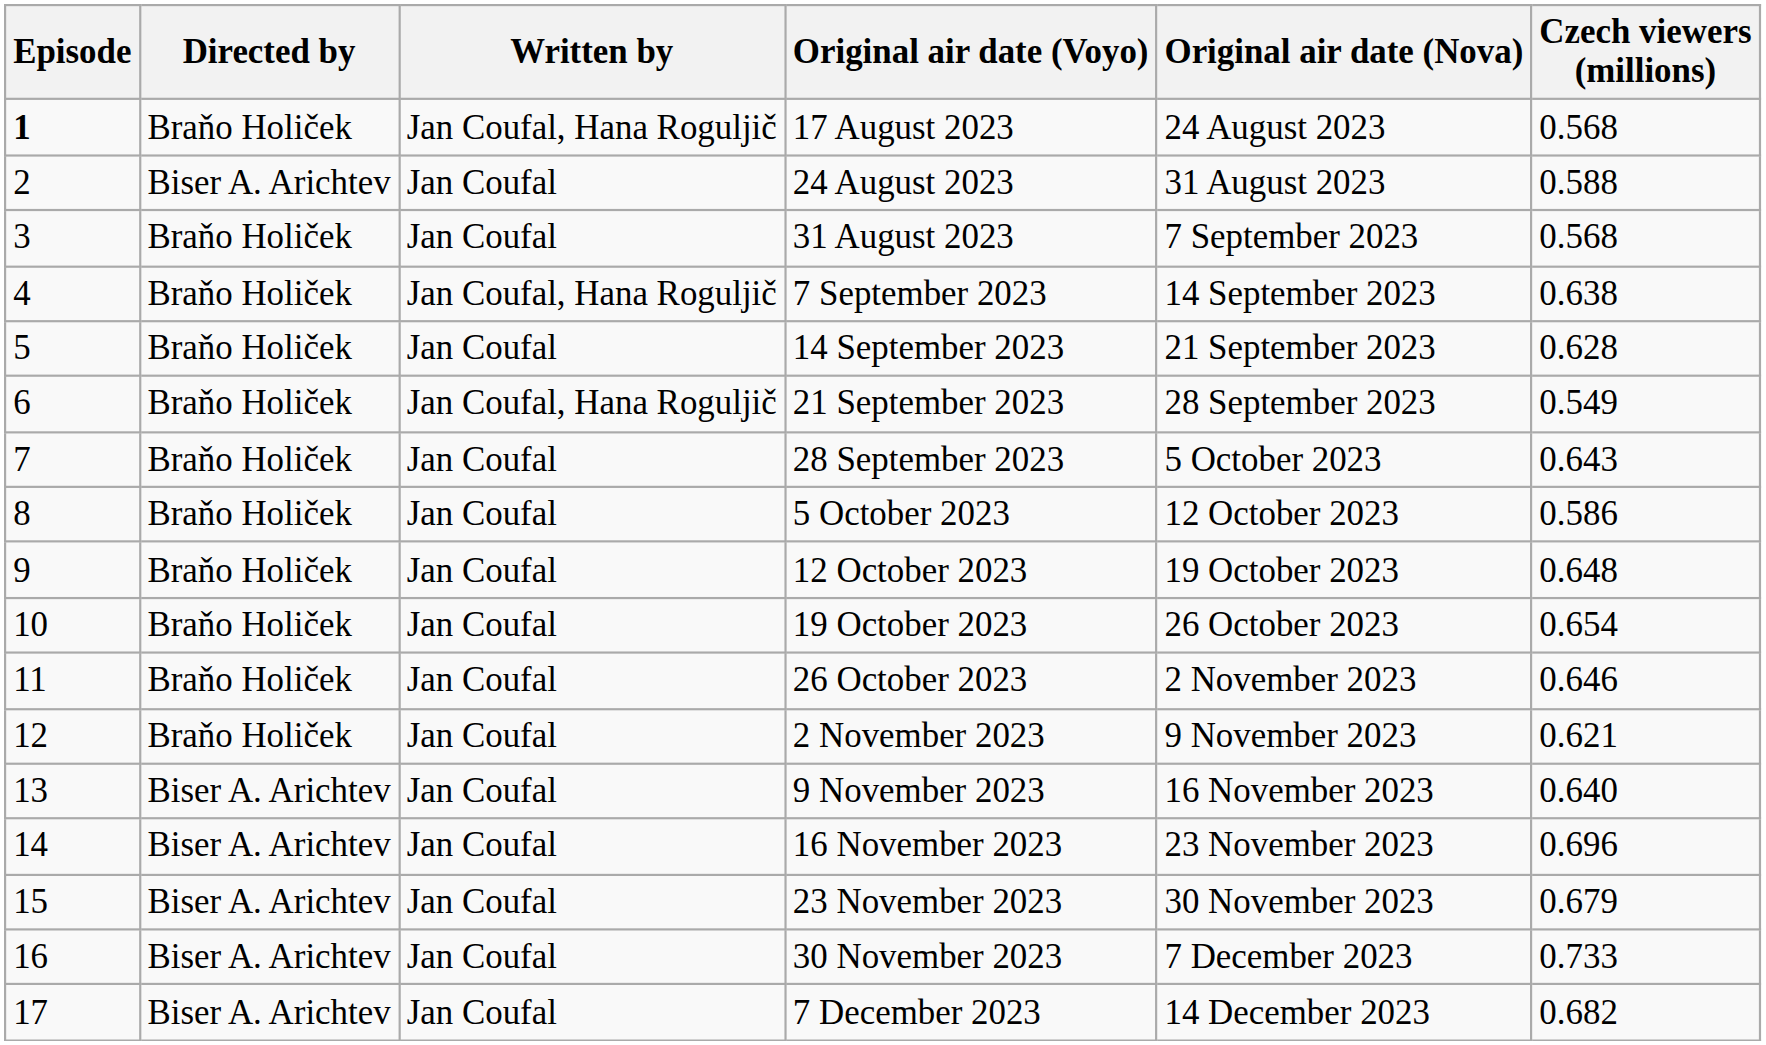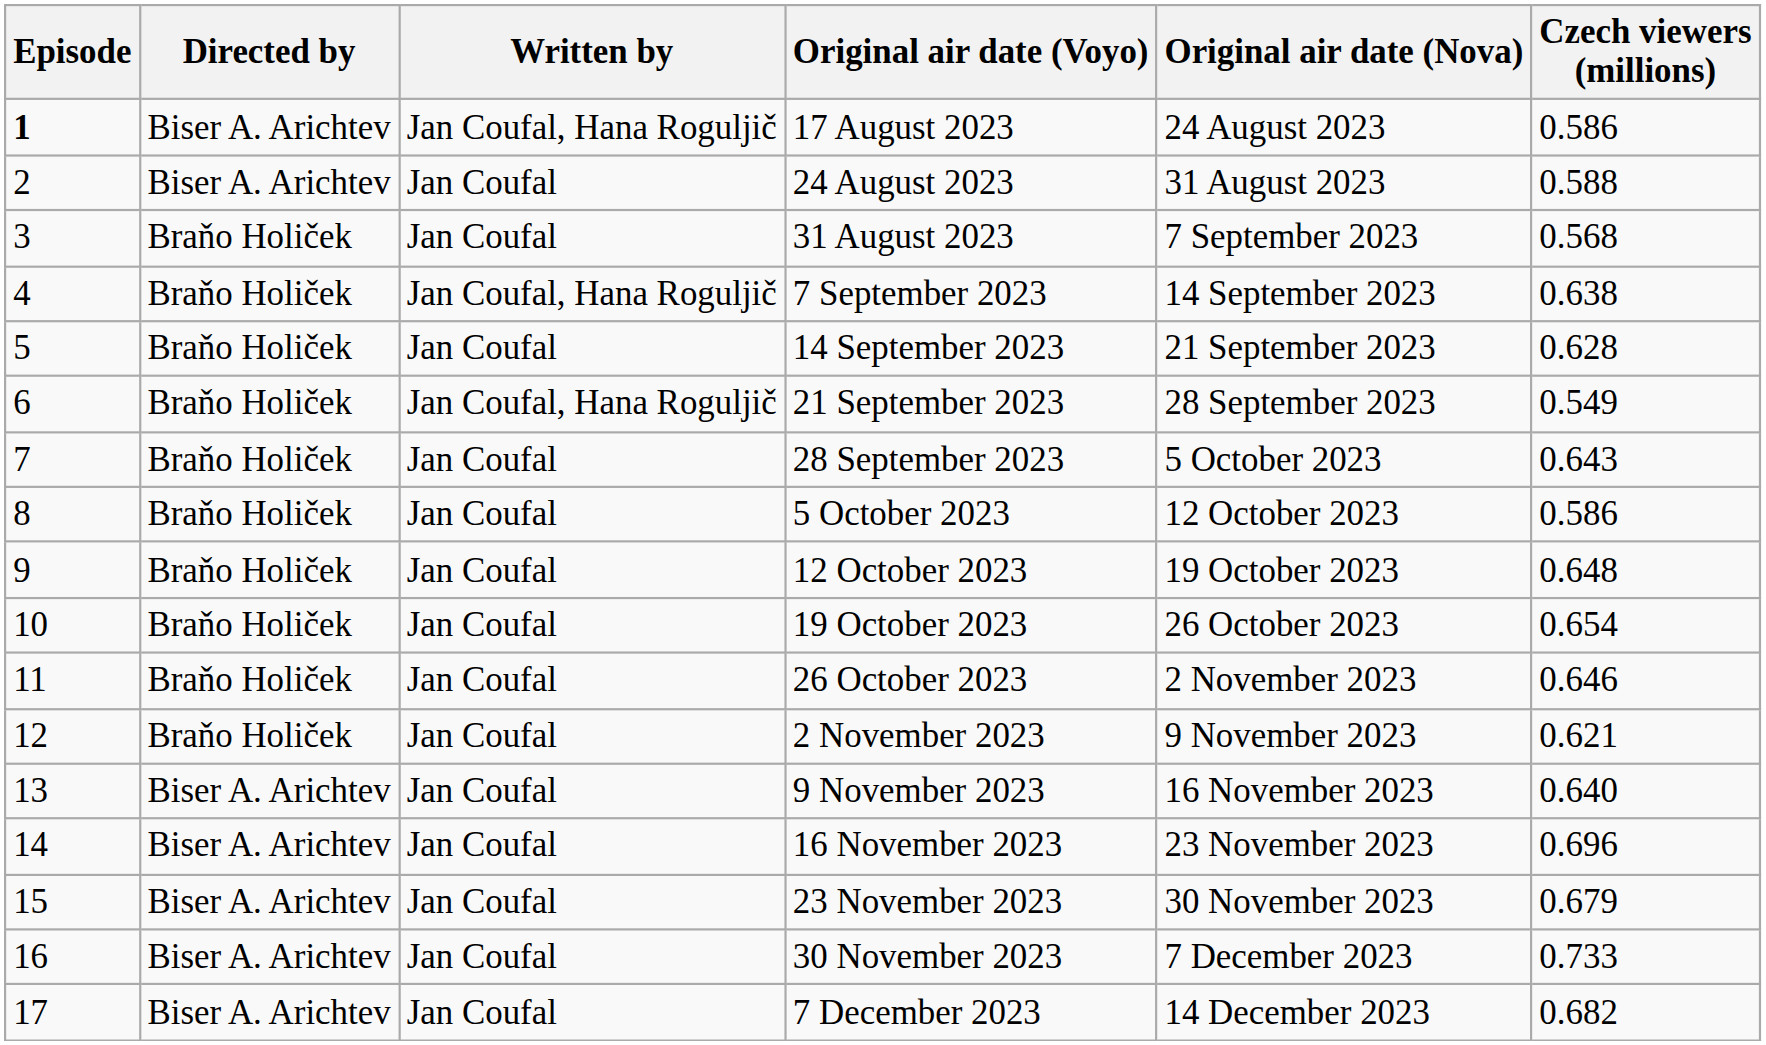(250, 126) Braňo Holiček -> (269, 126) Biser A. Arichtev
(1579, 126) 0.568 -> (1579, 126) 0.586
